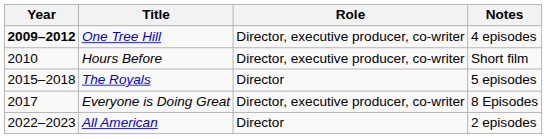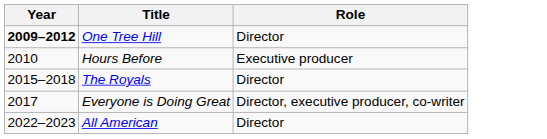- column: (505, 15)
(350, 36) Director, executive producer, co-writer -> (260, 36) Director
(350, 58) Director, executive producer, co-writer -> (295, 58) Executive producer
